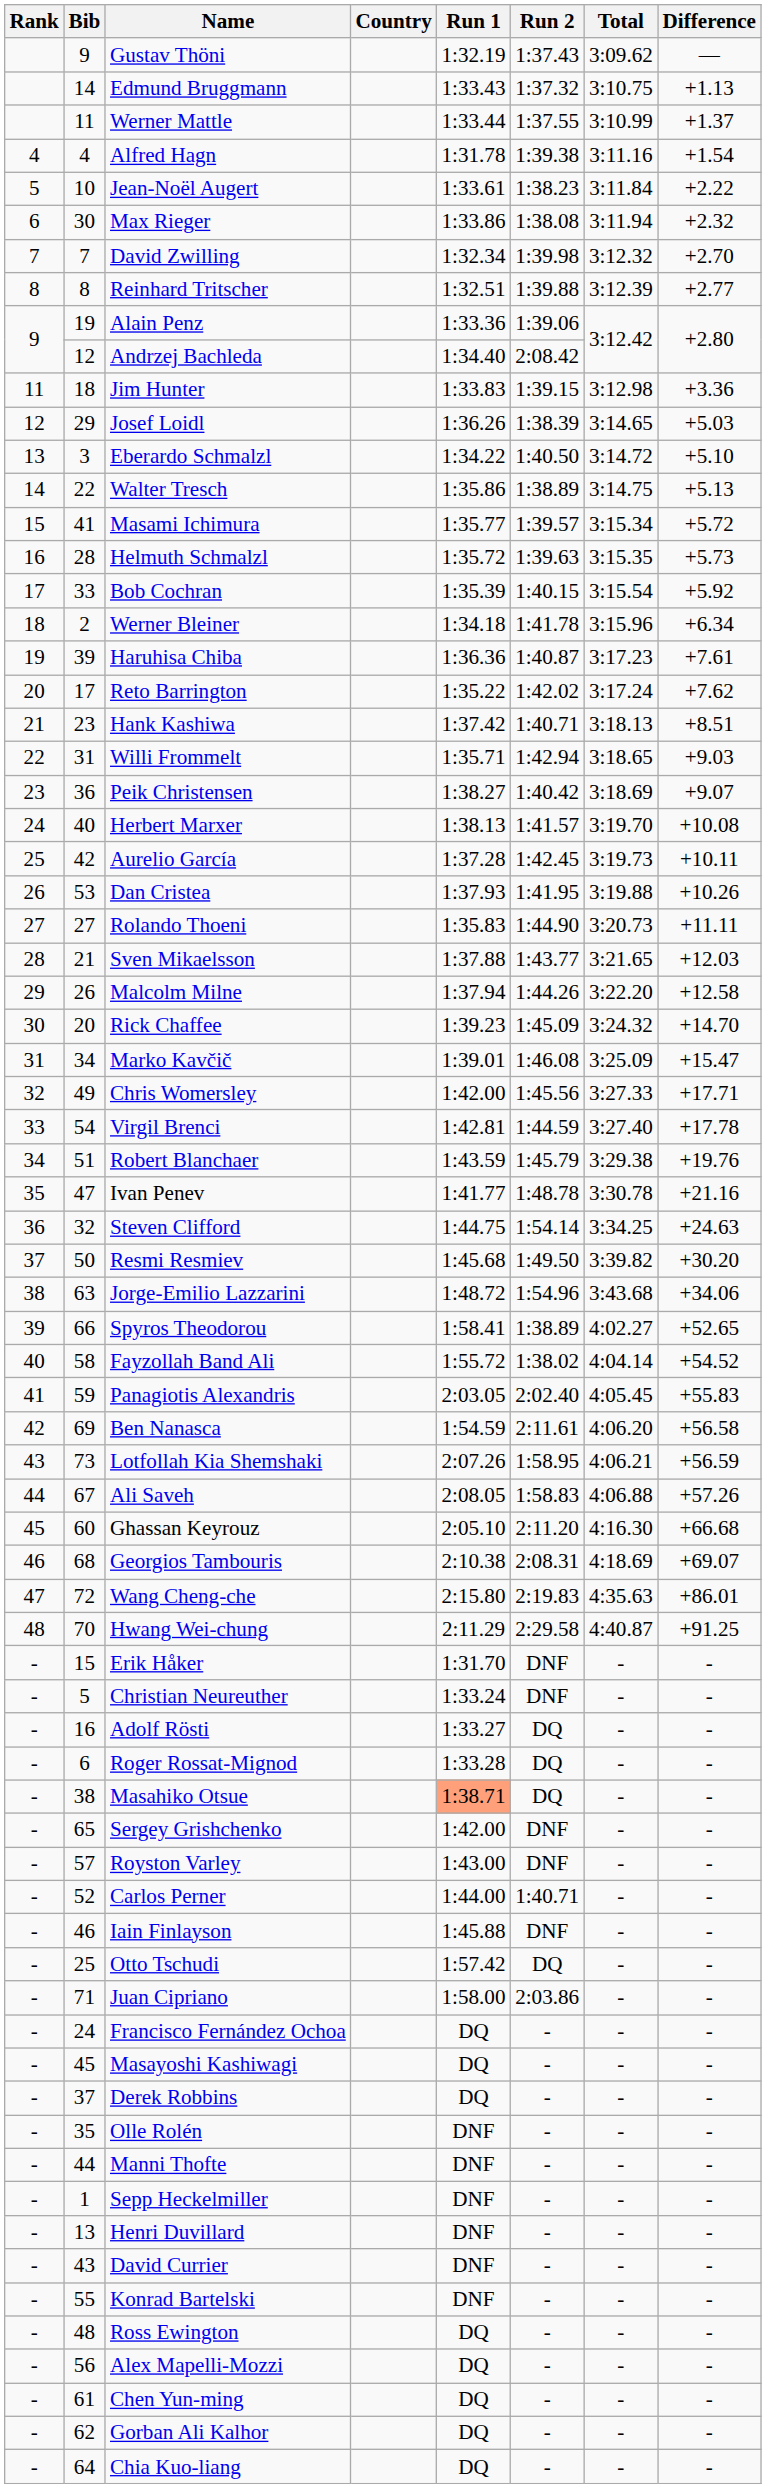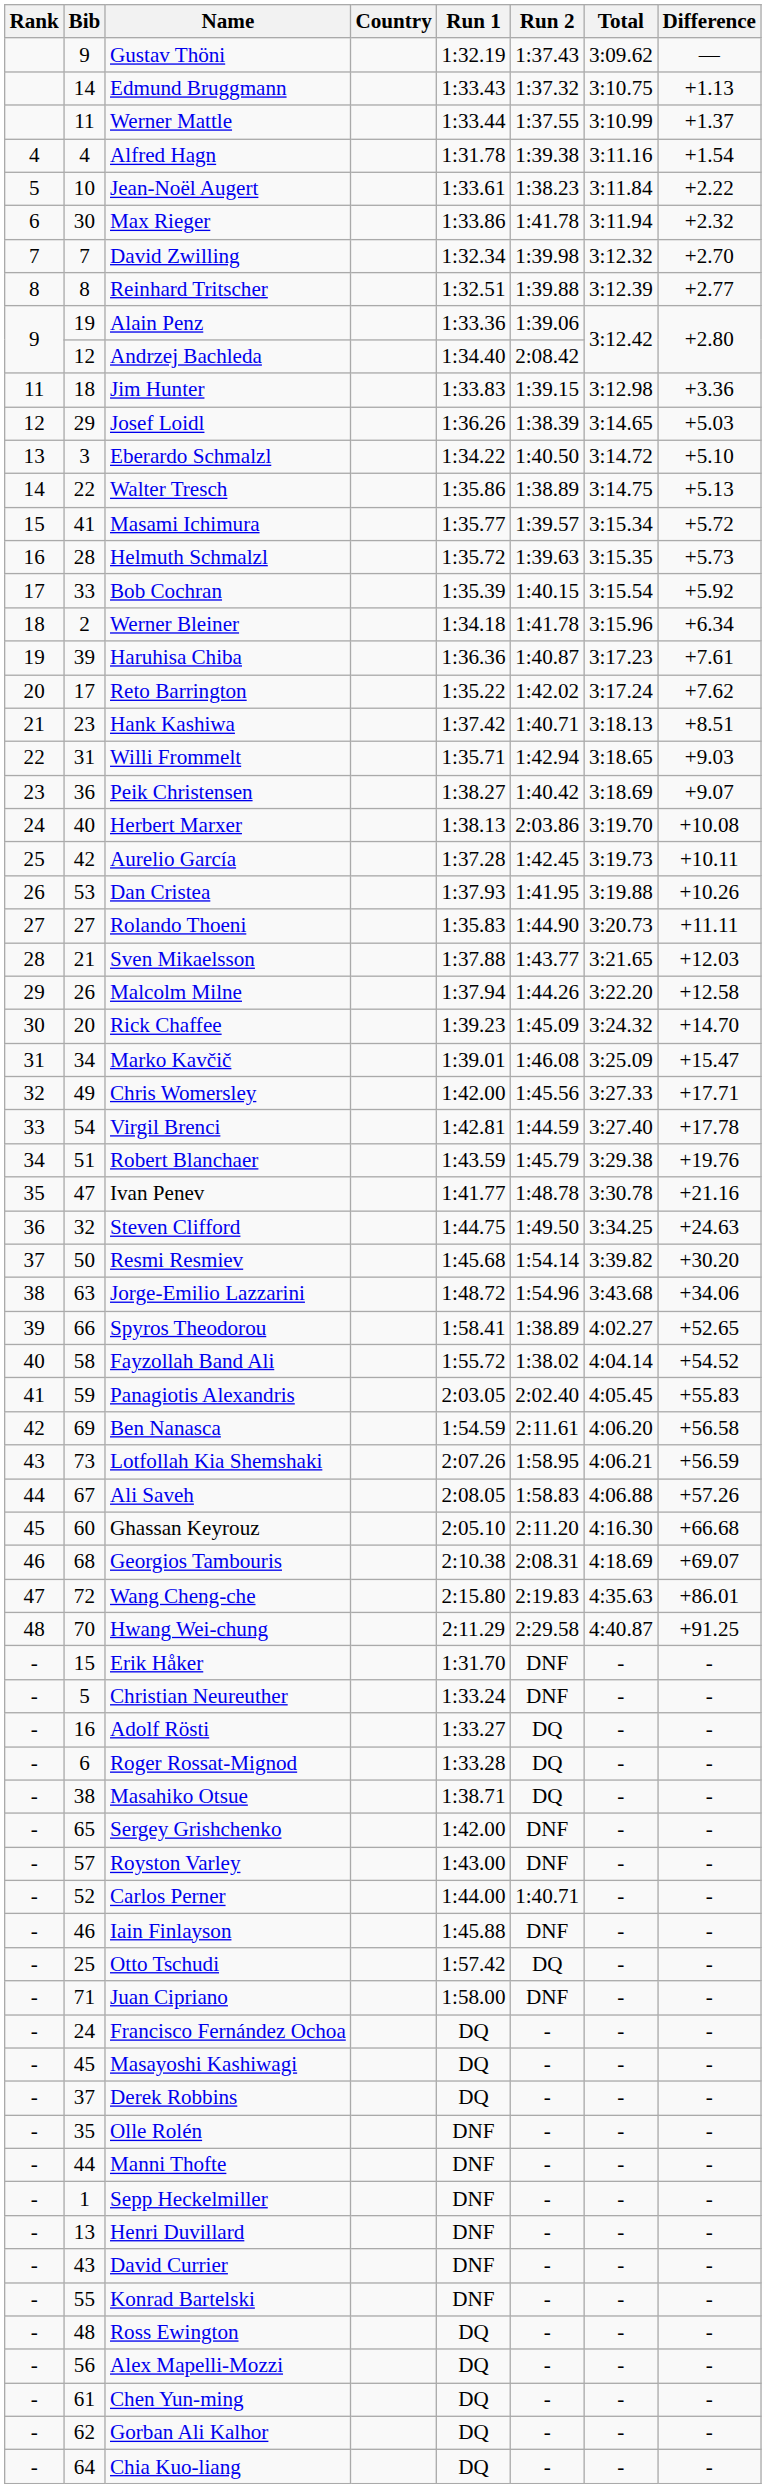(547, 222) 1:38.08 -> (547, 222) 1:41.78
(547, 825) 1:41.57 -> (547, 825) 2:03.86
(547, 1227) 1:54.14 -> (547, 1227) 1:49.50
(547, 1260) 1:49.50 -> (547, 1260) 1:54.14
(473, 1796) lightsalmon background -> (473, 1796) no background
(547, 1997) 2:03.86 -> (547, 1997) DNF
